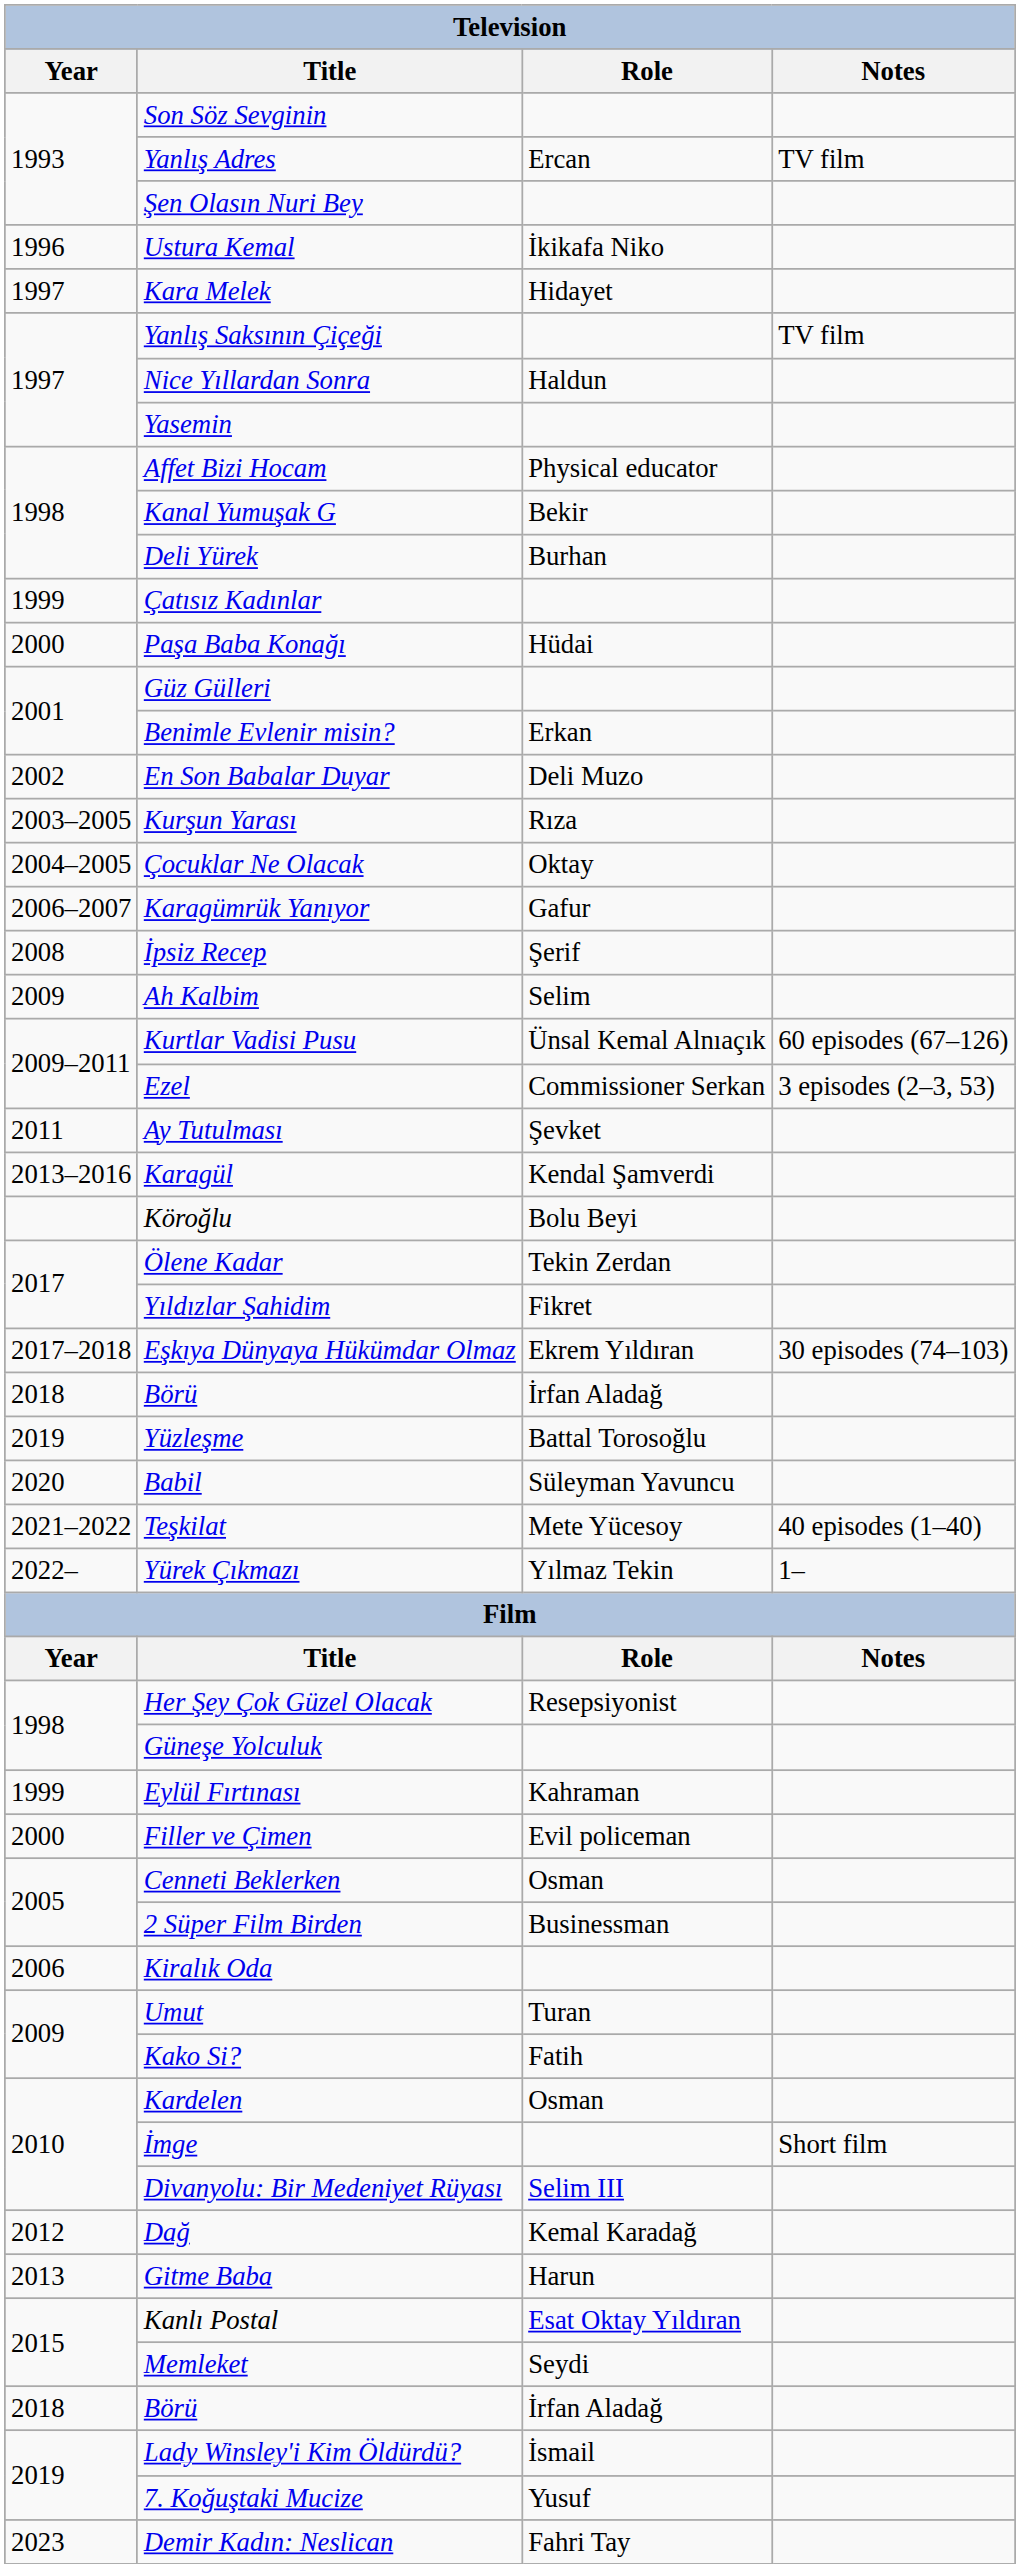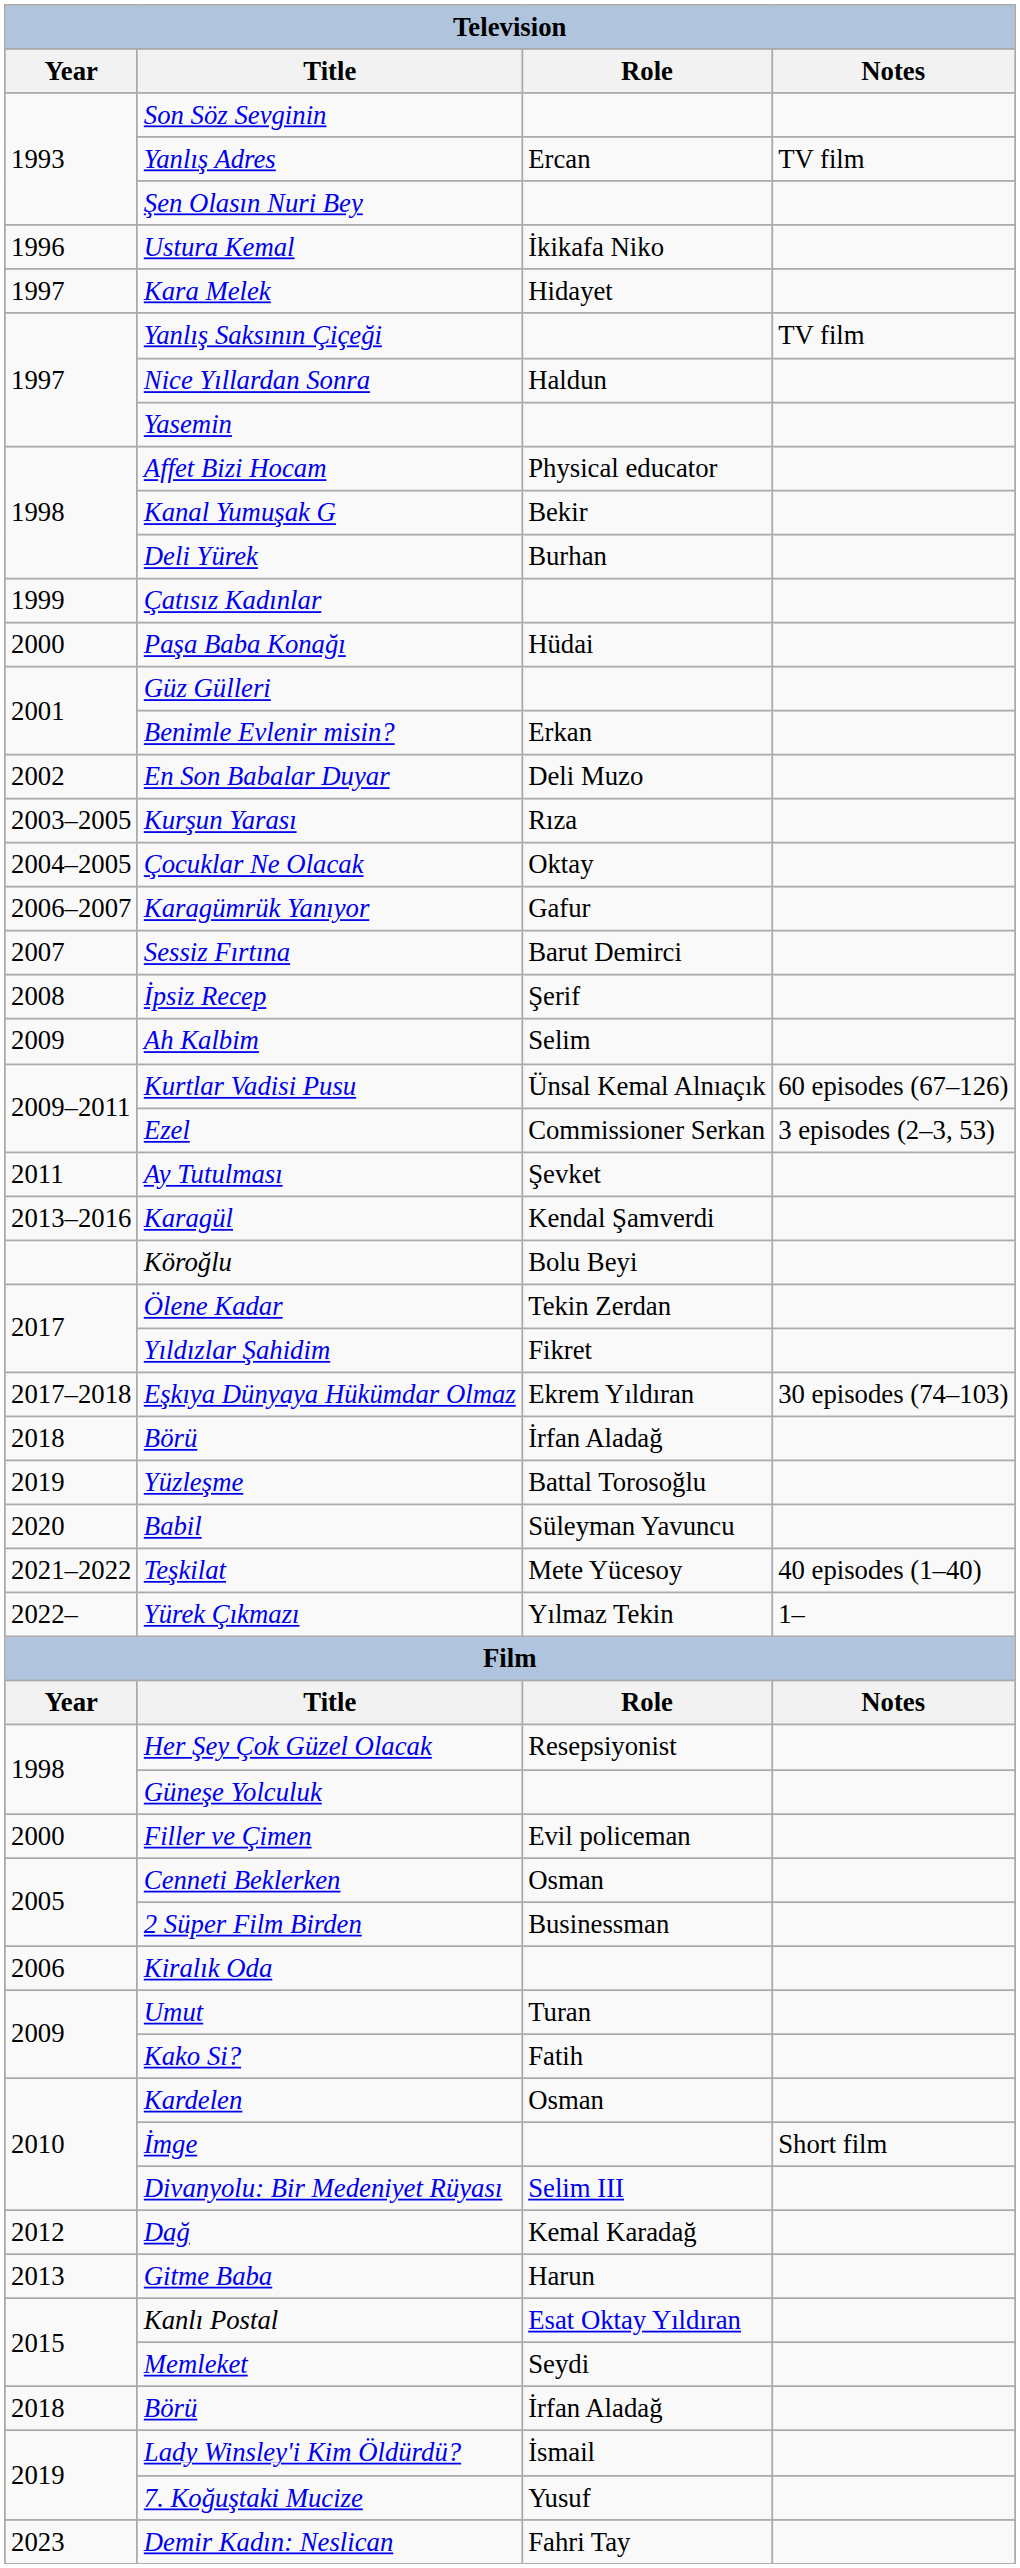+ row: (217, 953)
- row: (222, 1791)
